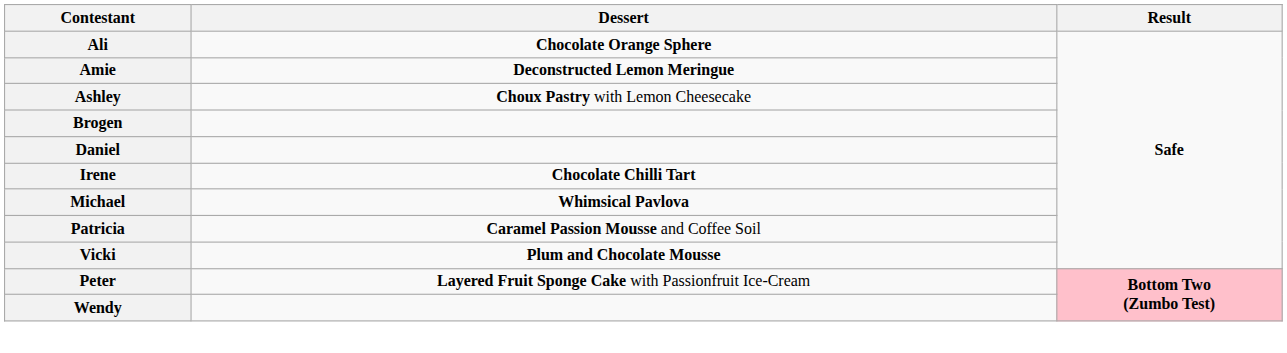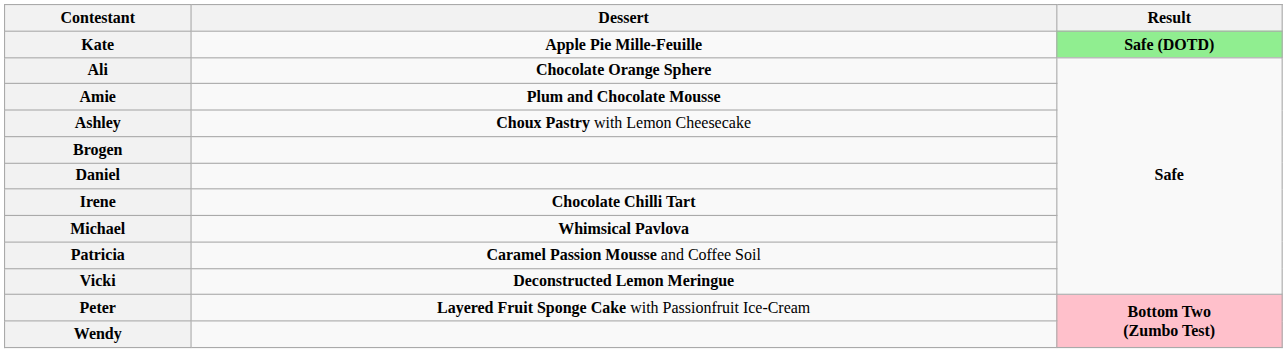+ row: (98, 44)
(624, 70) Deconstructed Lemon Meringue -> (624, 97) Plum and Chocolate Mousse
(624, 255) Plum and Chocolate Mousse -> (624, 281) Deconstructed Lemon Meringue
